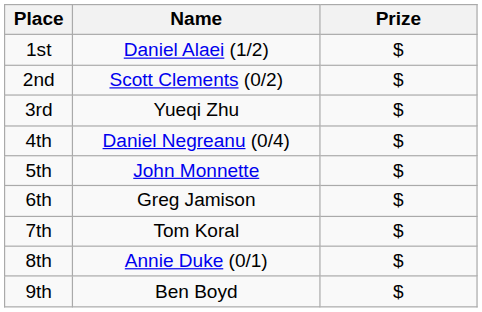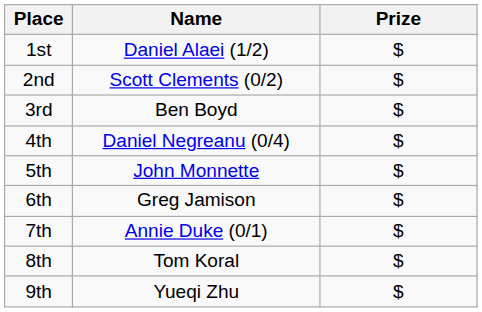(196, 110) Yueqi Zhu -> (196, 110) Ben Boyd
(196, 230) Tom Koral -> (196, 230) Annie Duke (0/1)
(196, 261) Annie Duke (0/1) -> (196, 261) Tom Koral
(196, 291) Ben Boyd -> (196, 291) Yueqi Zhu
